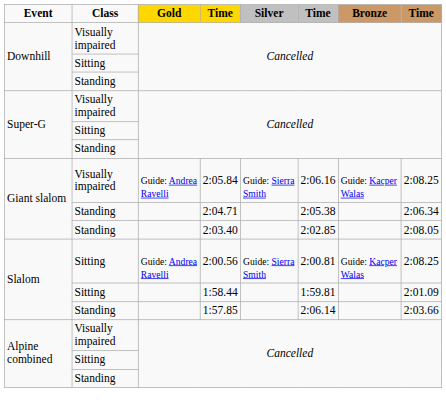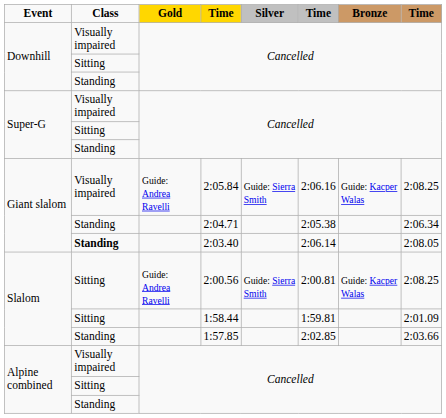(95, 229) normal -> (96, 242) bold
(318, 229) 2:02.85 -> (318, 242) 2:06.14
(318, 310) 2:06.14 -> (318, 336) 2:02.85
